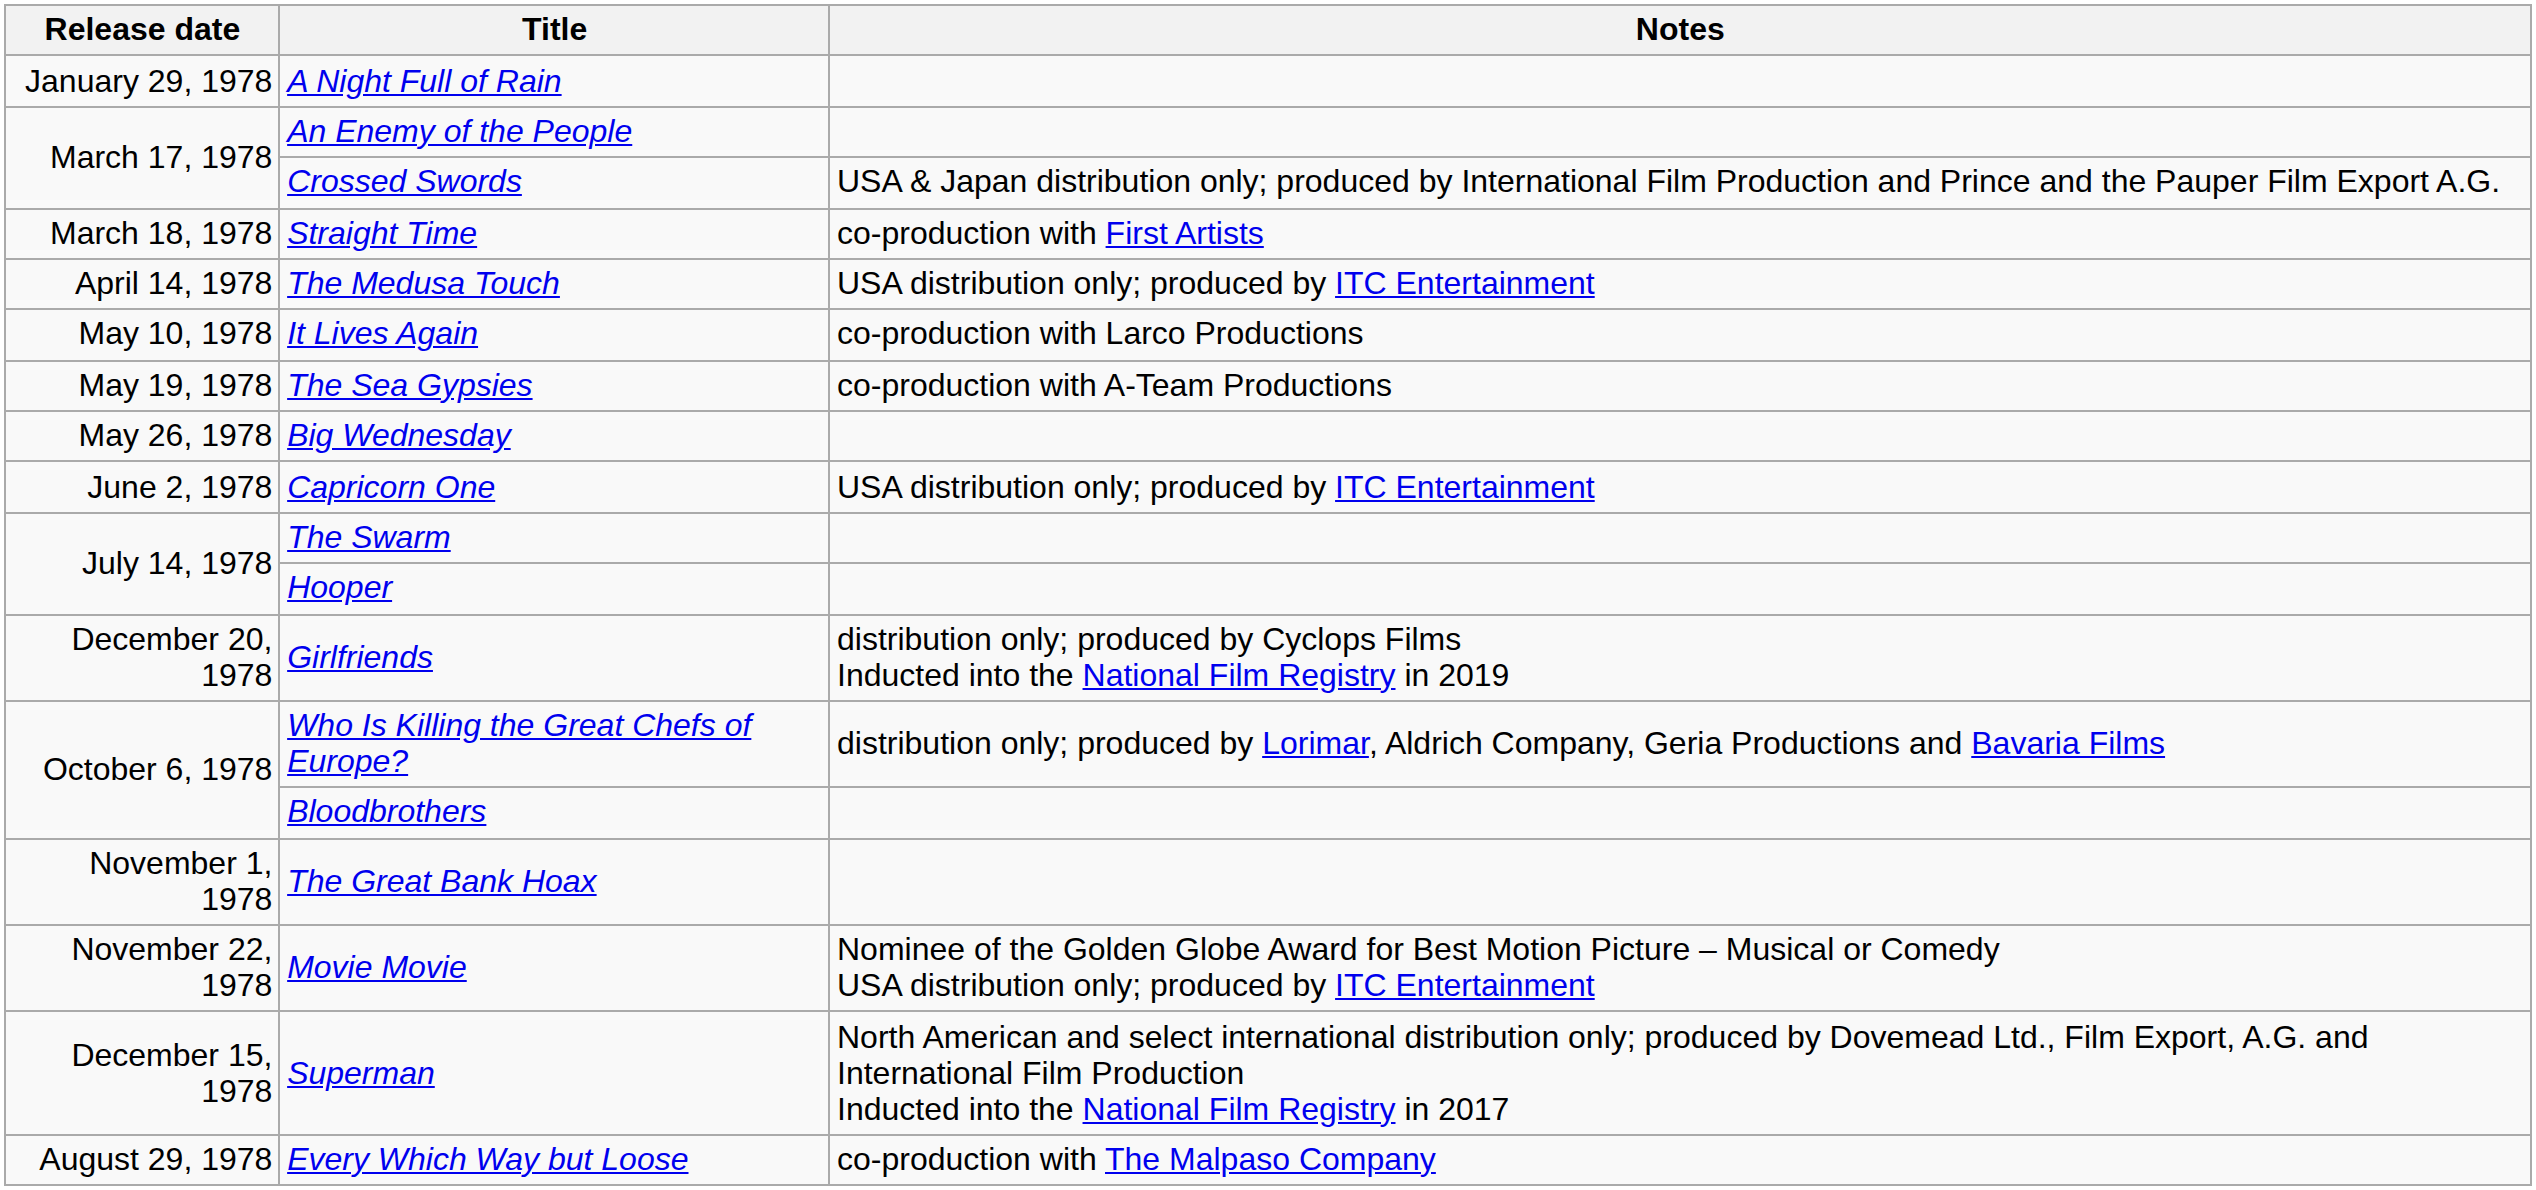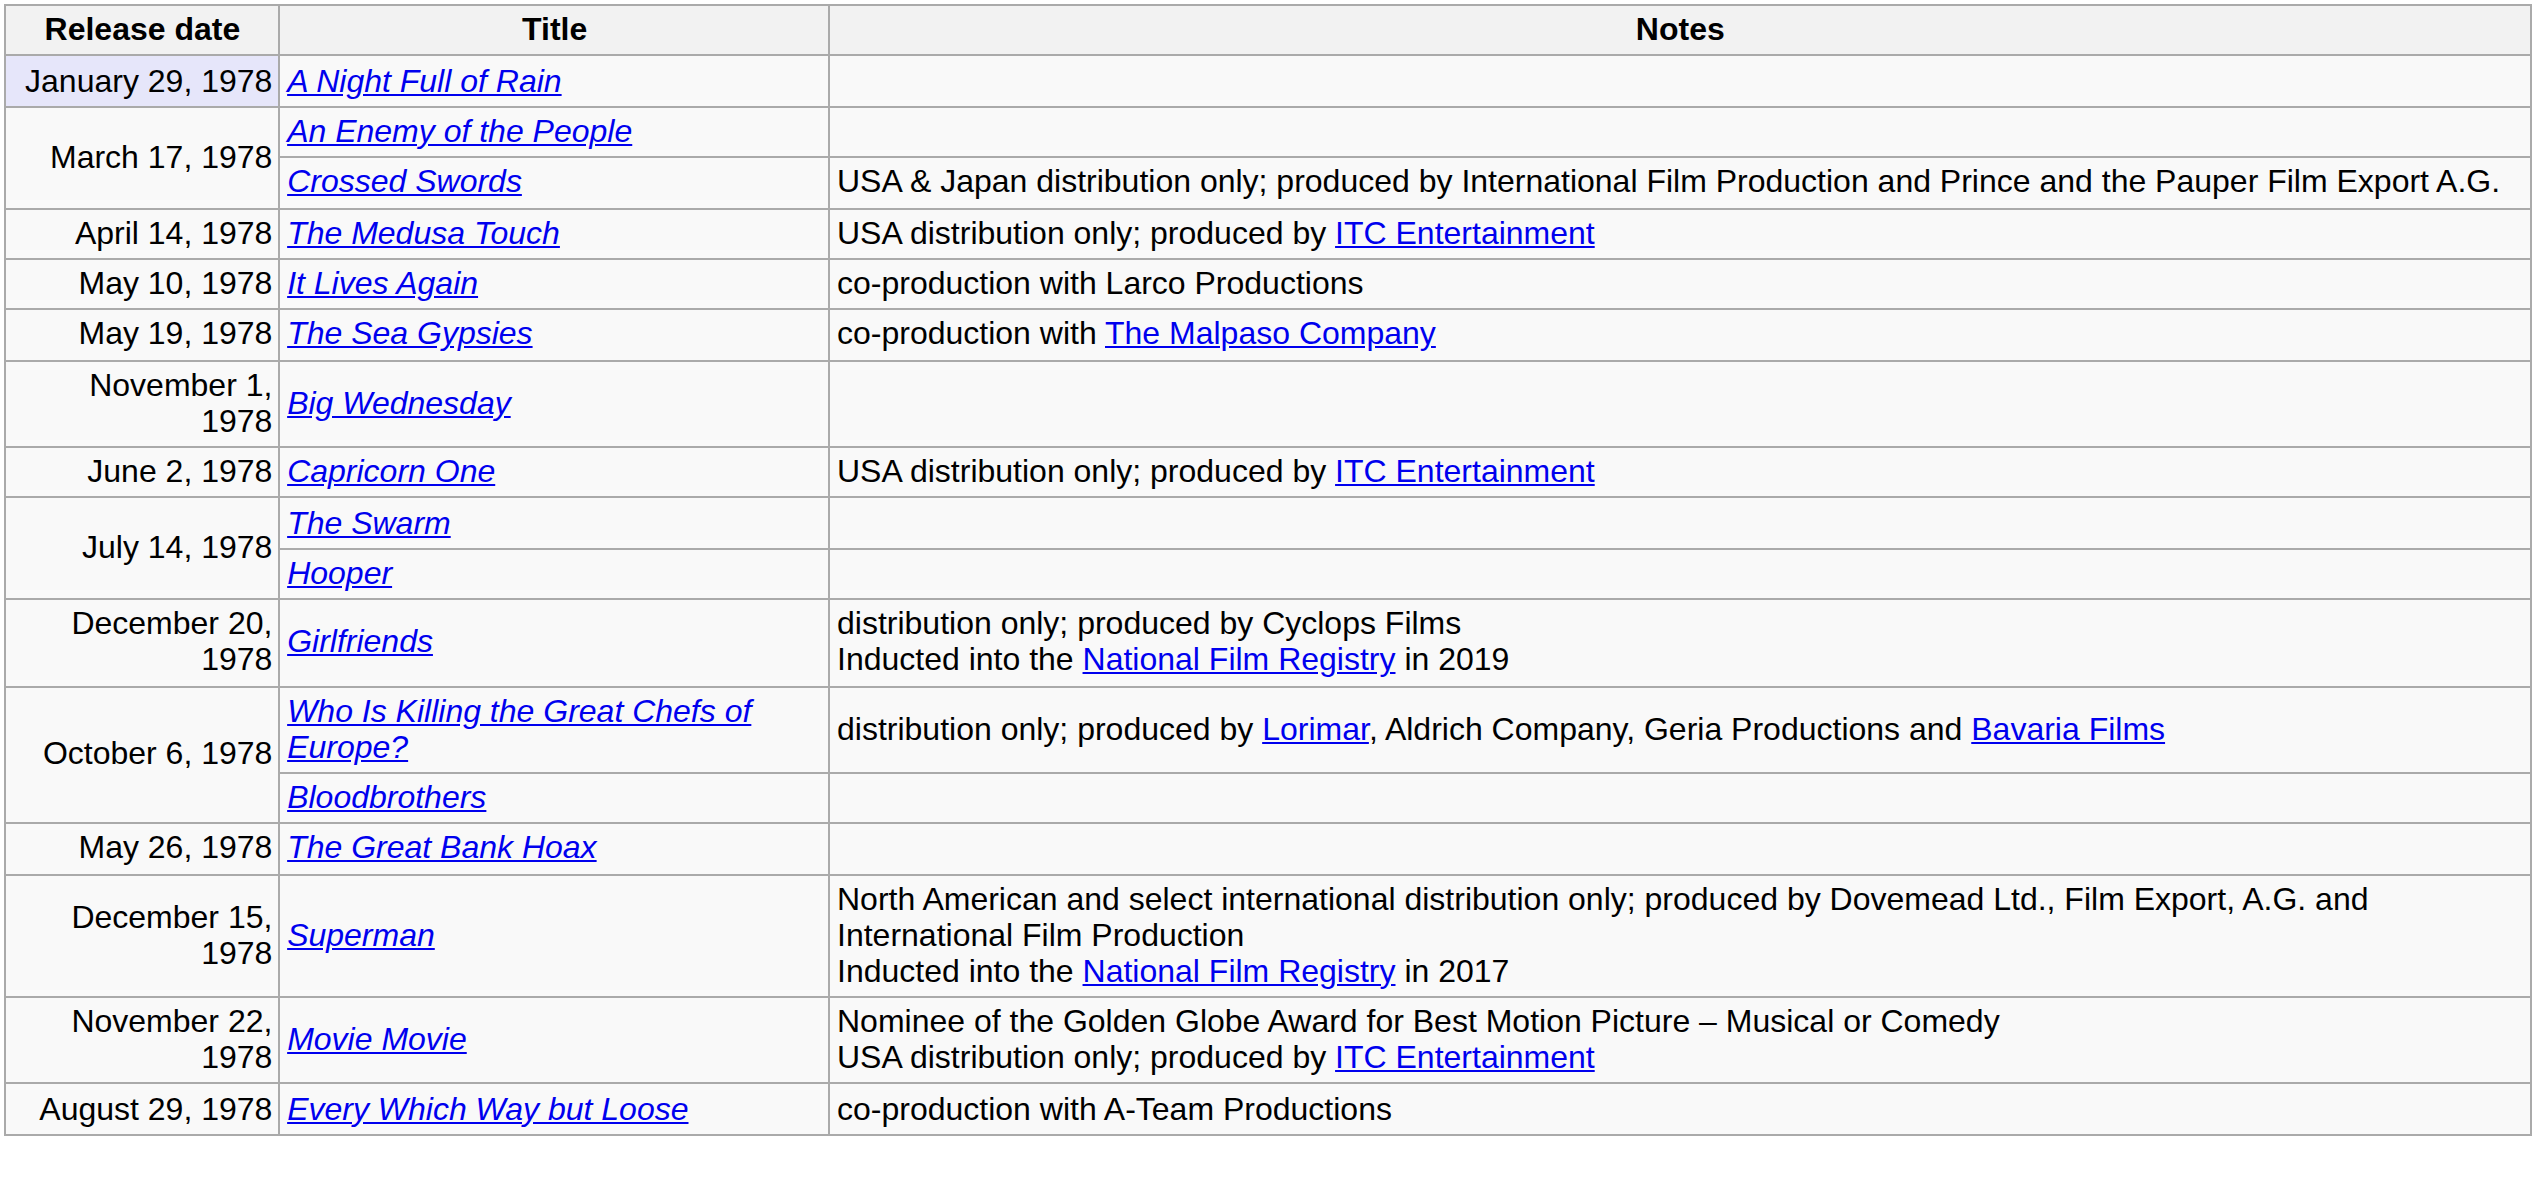(149, 80) no background -> (149, 80) lavender background
- row: (382, 232)
(1114, 385) co-production with A-Team Productions -> (1136, 334) co-production with The Malpaso Company
(175, 435) May 26, 1978 -> (181, 403) November 1, 1978
(181, 881) November 1, 1978 -> (175, 848) May 26, 1978
rows swapped: (377, 967) <-> (361, 1072)
(1136, 1159) co-production with The Malpaso Company -> (1114, 1108) co-production with A-Team Productions
